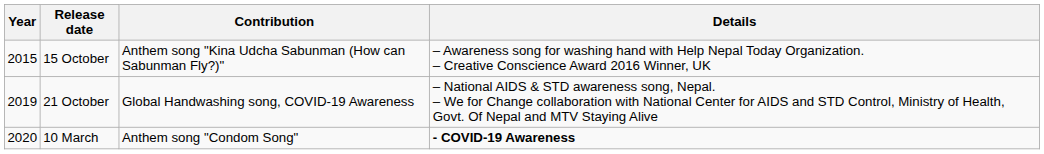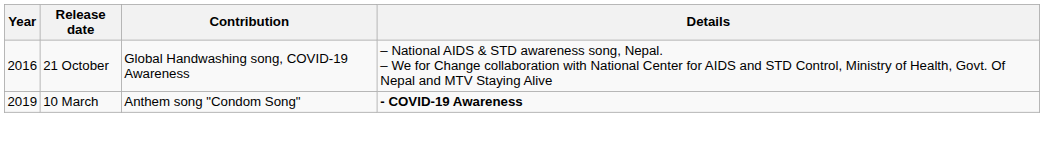- row: (76, 58)
(22, 101) 2019 -> (22, 65) 2016
(22, 137) 2020 -> (22, 101) 2019
